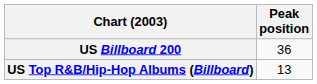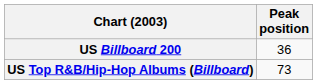(284, 69) 13 -> (284, 69) 73
